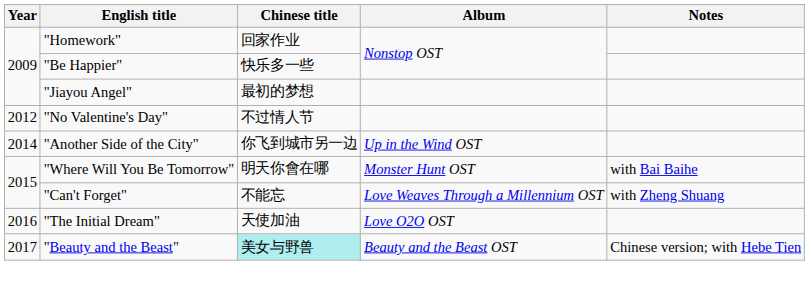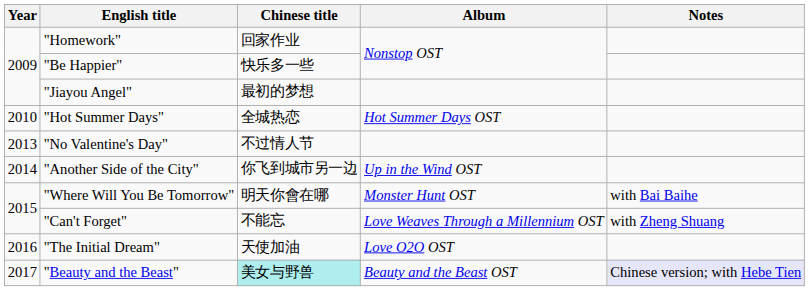+ row: (104, 117)
(22, 117) 2012 -> (22, 143) 2013
(706, 247) no background -> (706, 272) lavender background
